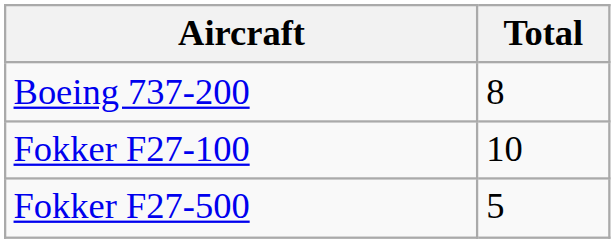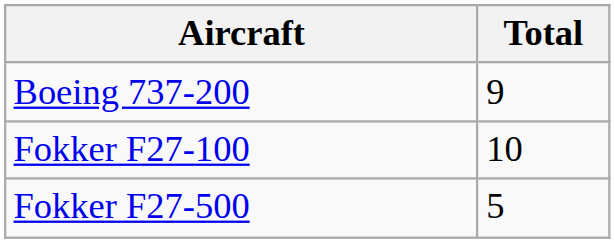(495, 91) 8 -> (495, 91) 9
